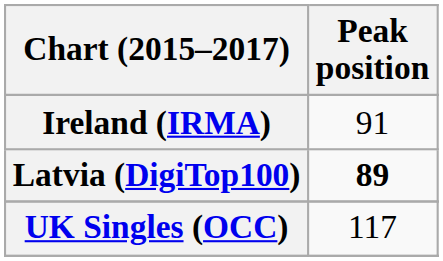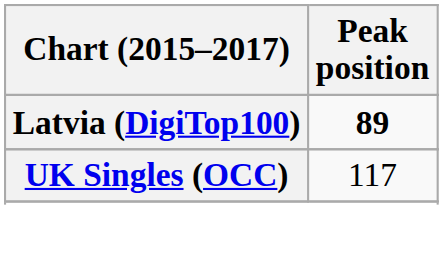- row: (157, 121)
